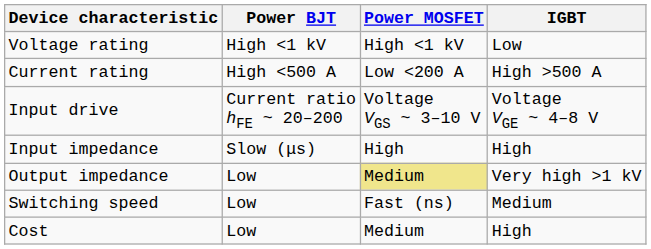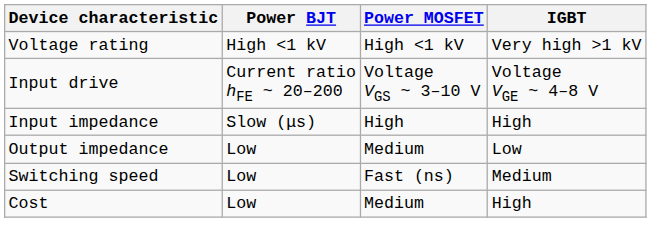(507, 45) Low -> (567, 45) Very high >1 kV
- row: (78, 72)
(394, 176) khaki background -> (394, 149) no background
(567, 176) Very high >1 kV -> (507, 149) Low
